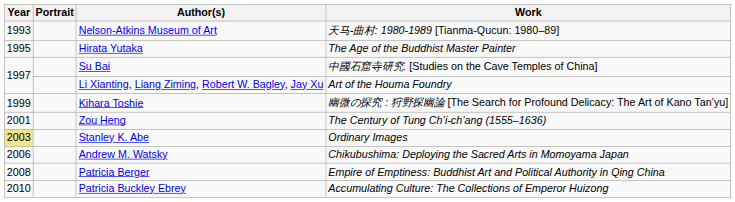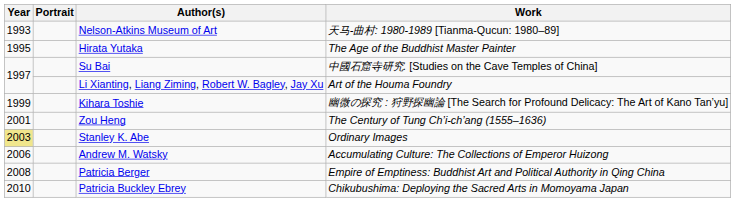(479, 155) Chikubushima: Deploying the Sacred Arts in Momoyama Japan -> (468, 155) Accumulating Culture: The Collections of Emperor Huizong
(468, 189) Accumulating Culture: The Collections of Emperor Huizong -> (479, 189) Chikubushima: Deploying the Sacred Arts in Momoyama Japan
